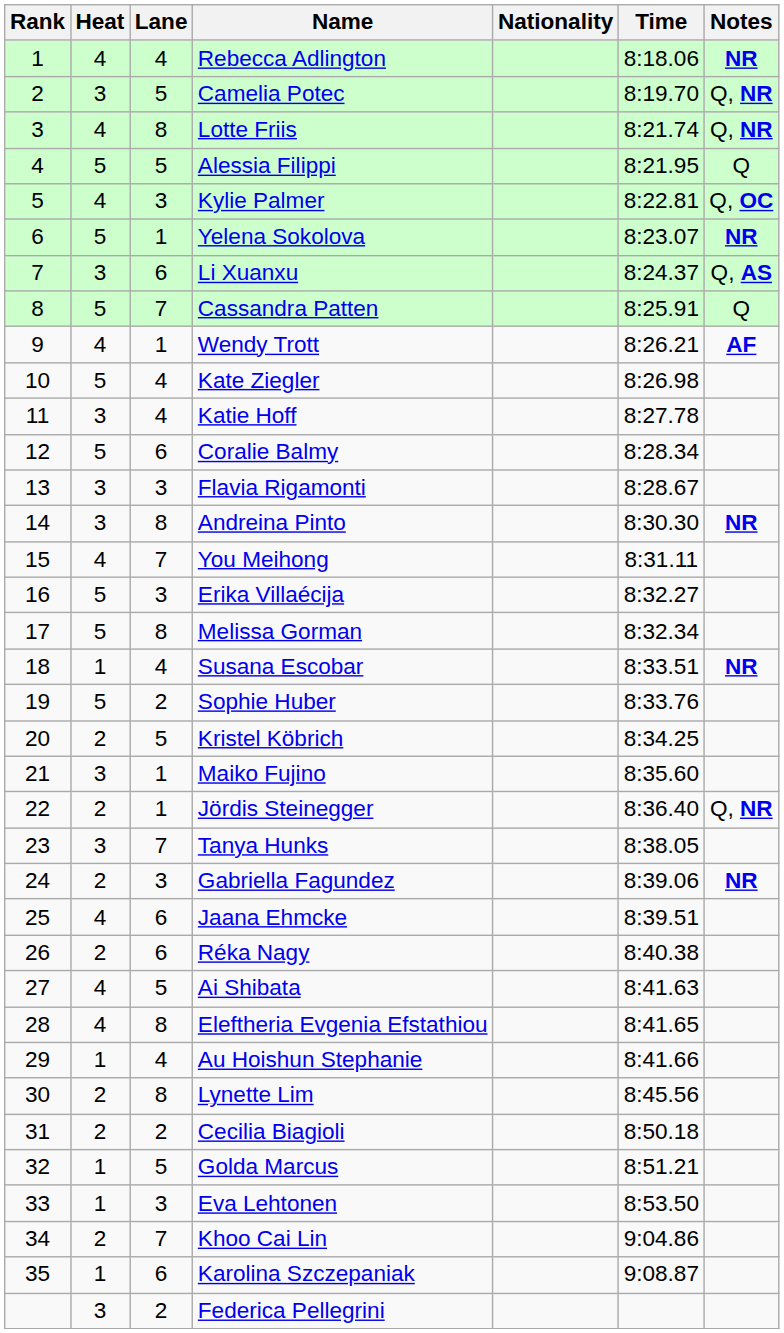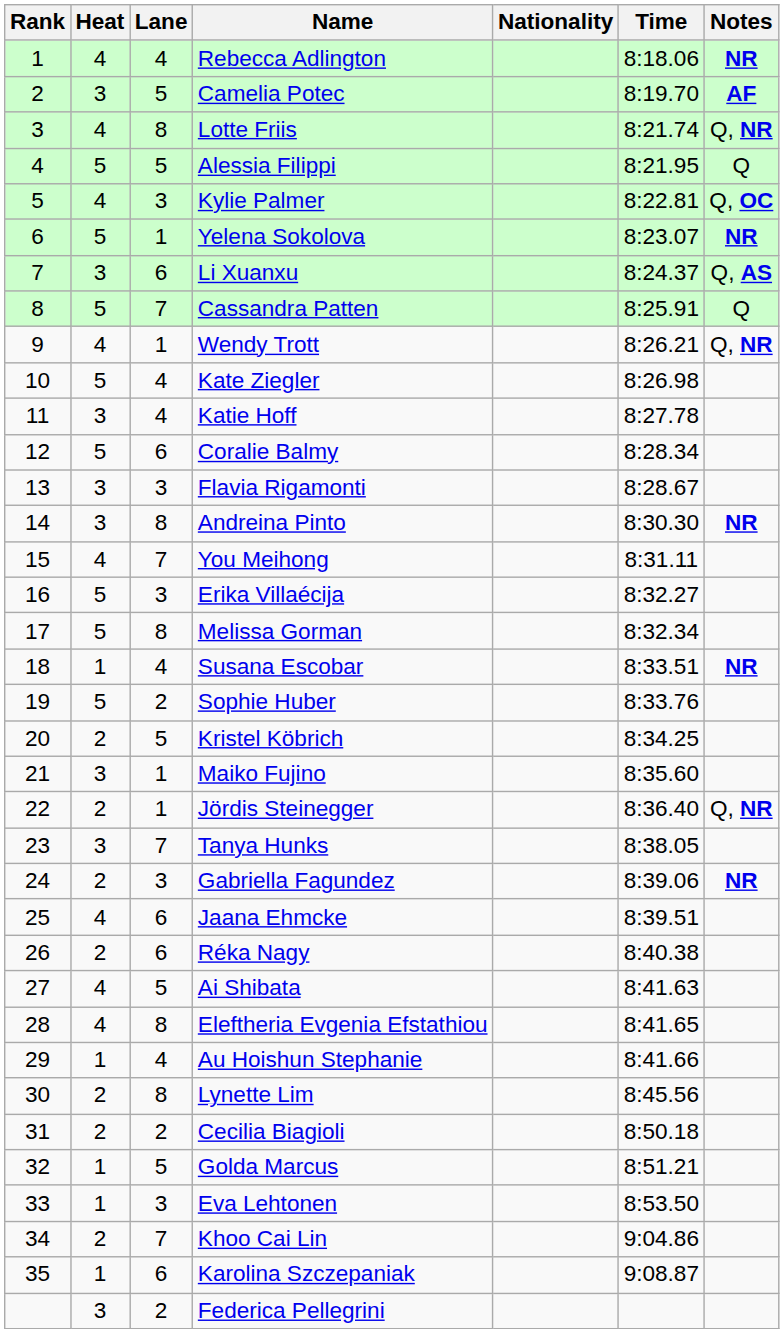(741, 93) Q, NR -> (741, 93) AF
(741, 344) AF -> (741, 344) Q, NR
